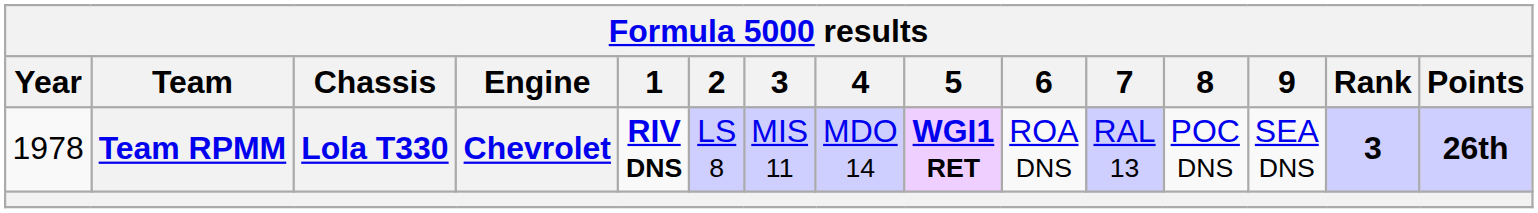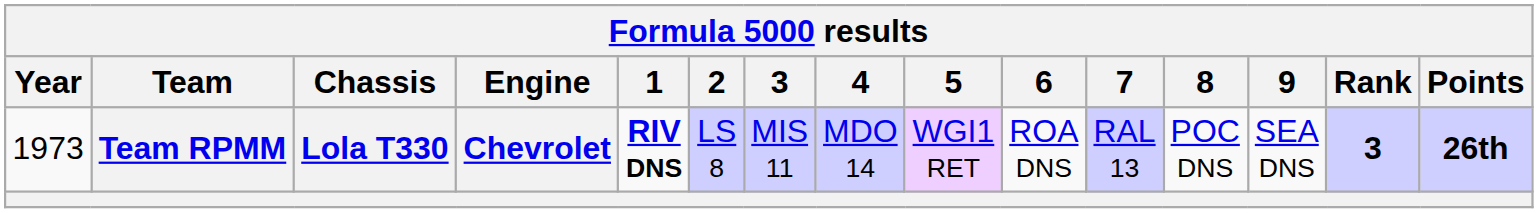(48, 150) 1978 -> (48, 150) 1973
(953, 150) bold -> (953, 150) normal
